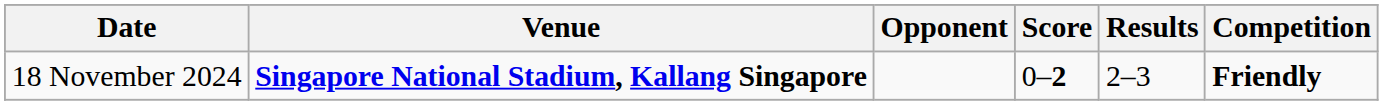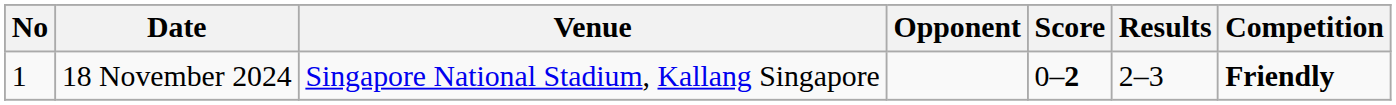+ column: (30, 28)
(561, 75) bold -> (593, 75) normal
